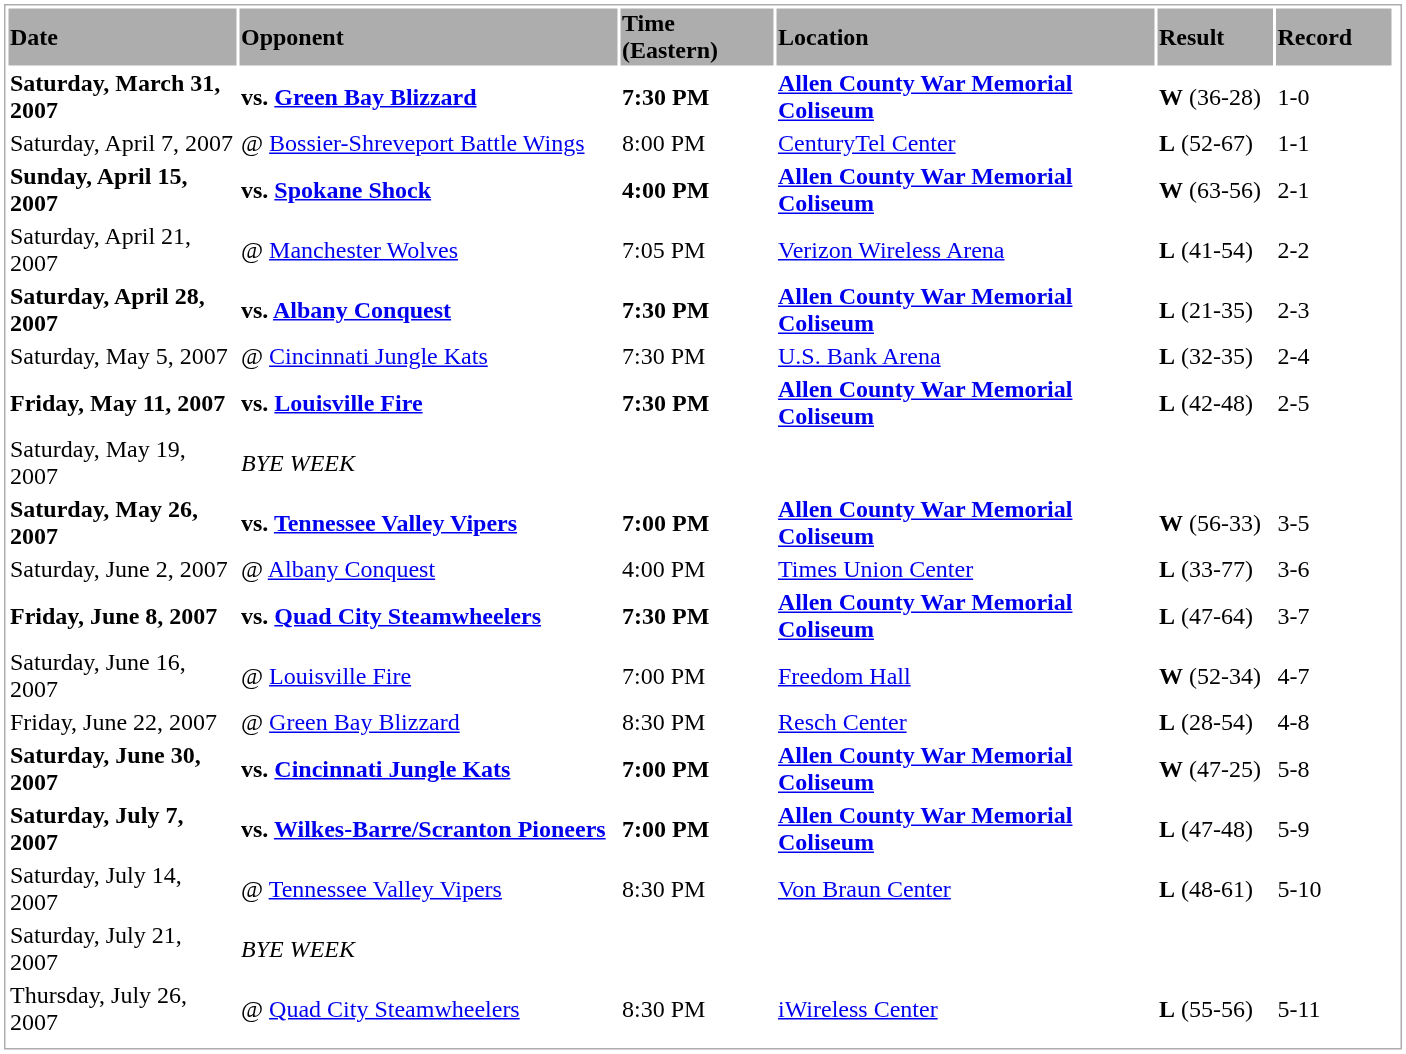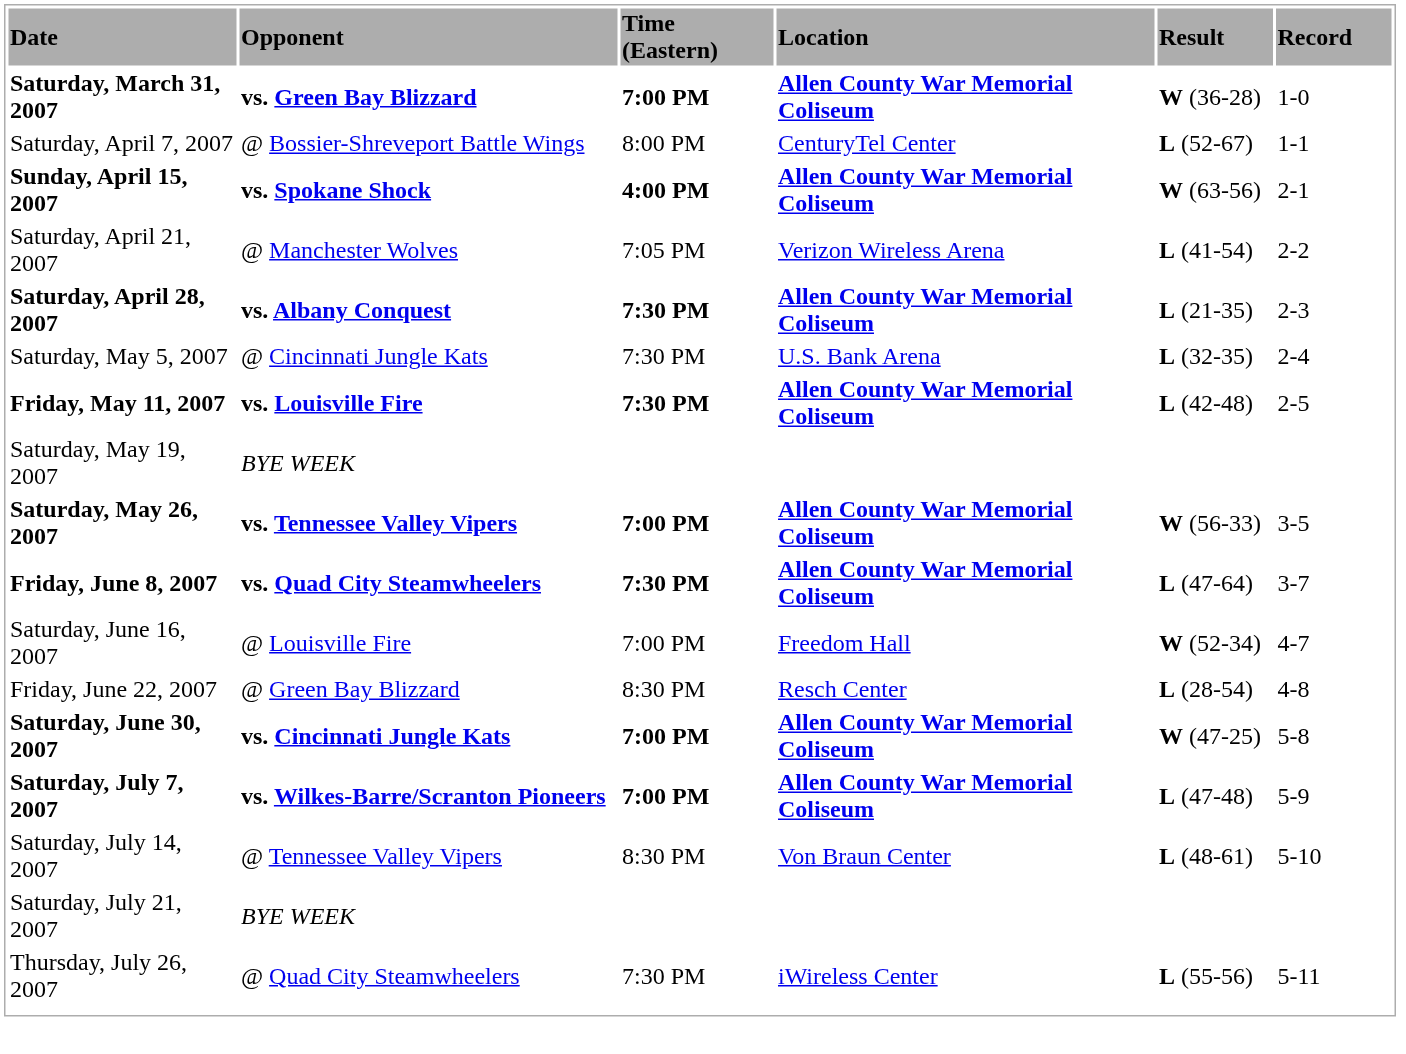(666, 96) 7:30 PM -> (666, 96) 7:00 PM
- row: (119, 569)
(664, 1008) 8:30 PM -> (664, 975) 7:30 PM
